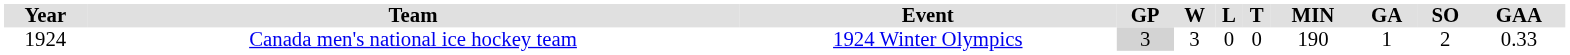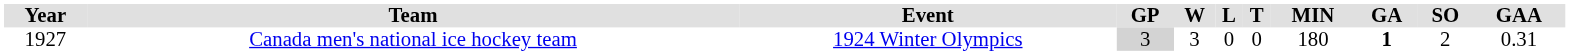(45, 38) 1924 -> (45, 38) 1927
(1313, 38) 190 -> (1313, 38) 180
(1387, 38) normal -> (1387, 38) bold
(1519, 38) 0.33 -> (1519, 38) 0.31
